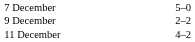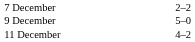(183, 7) 5–0 -> (183, 7) 2–2
(183, 21) 2–2 -> (183, 21) 5–0
